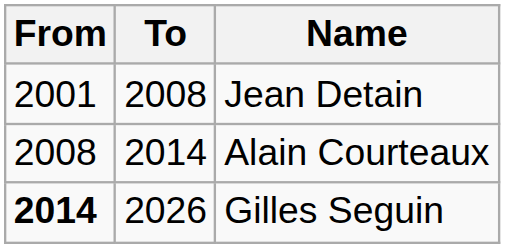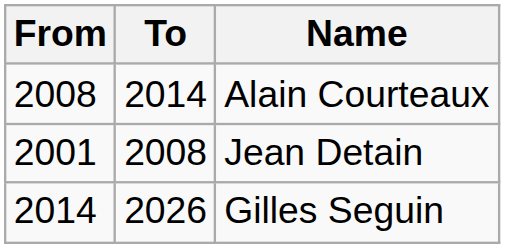rows swapped: (324, 93) <-> (357, 152)
(55, 211) bold -> (55, 211) normal
